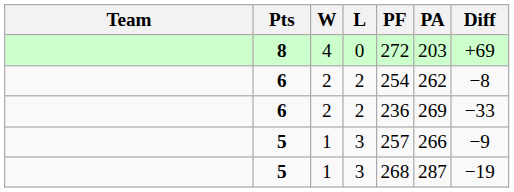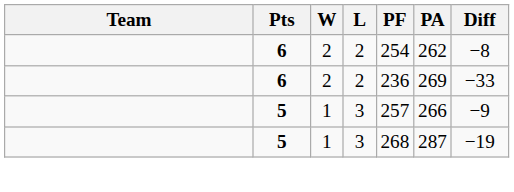- row: (282, 50)
